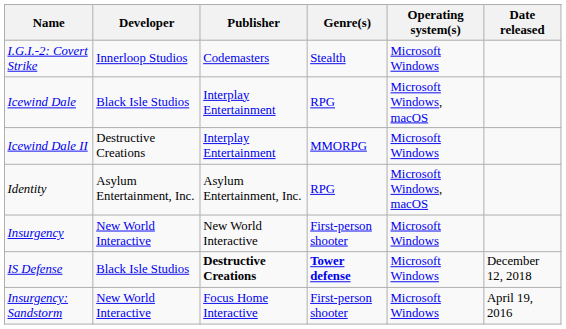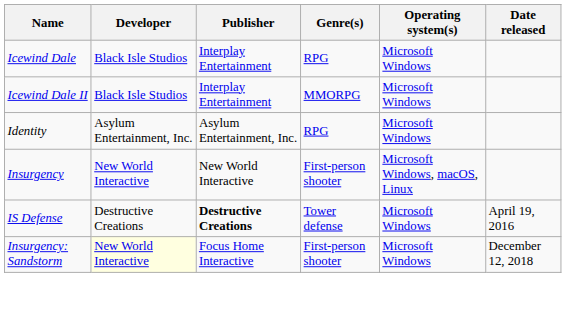- row: (48, 58)
(416, 101) Microsoft Windows, macOS -> (408, 58) Microsoft Windows
(126, 145) Destructive Creations -> (141, 94) Black Isle Studios
(416, 189) Microsoft Windows, macOS -> (408, 130) Microsoft Windows
(416, 232) Microsoft Windows -> (430, 174) Microsoft Windows, macOS, Linux
(143, 269) Black Isle Studios -> (124, 217) Destructive Creations
(330, 269) bold -> (323, 217) normal
(513, 269) December 12, 2018 -> (512, 217) April 19, 2016
(126, 305) no background -> (124, 253) lightyellow background
(510, 305) April 19, 2016 -> (515, 253) December 12, 2018
